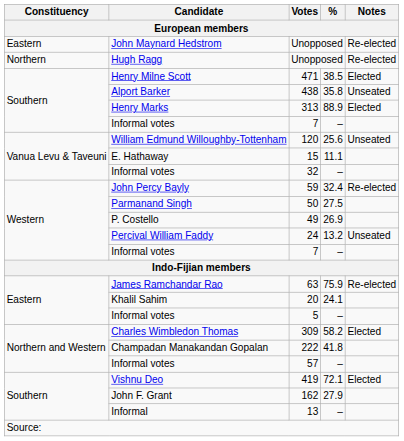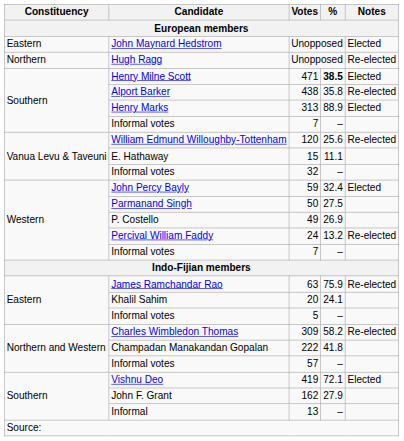(372, 44) Re-elected -> (364, 44) Elected
(333, 76) normal -> (333, 76) bold
(369, 92) Unseated -> (372, 92) Re-elected
(369, 140) Unseated -> (372, 140) Re-elected
(372, 188) Re-elected -> (364, 188) Elected
(369, 236) Unseated -> (372, 236) Re-elected
(364, 332) Elected -> (372, 332) Re-elected
